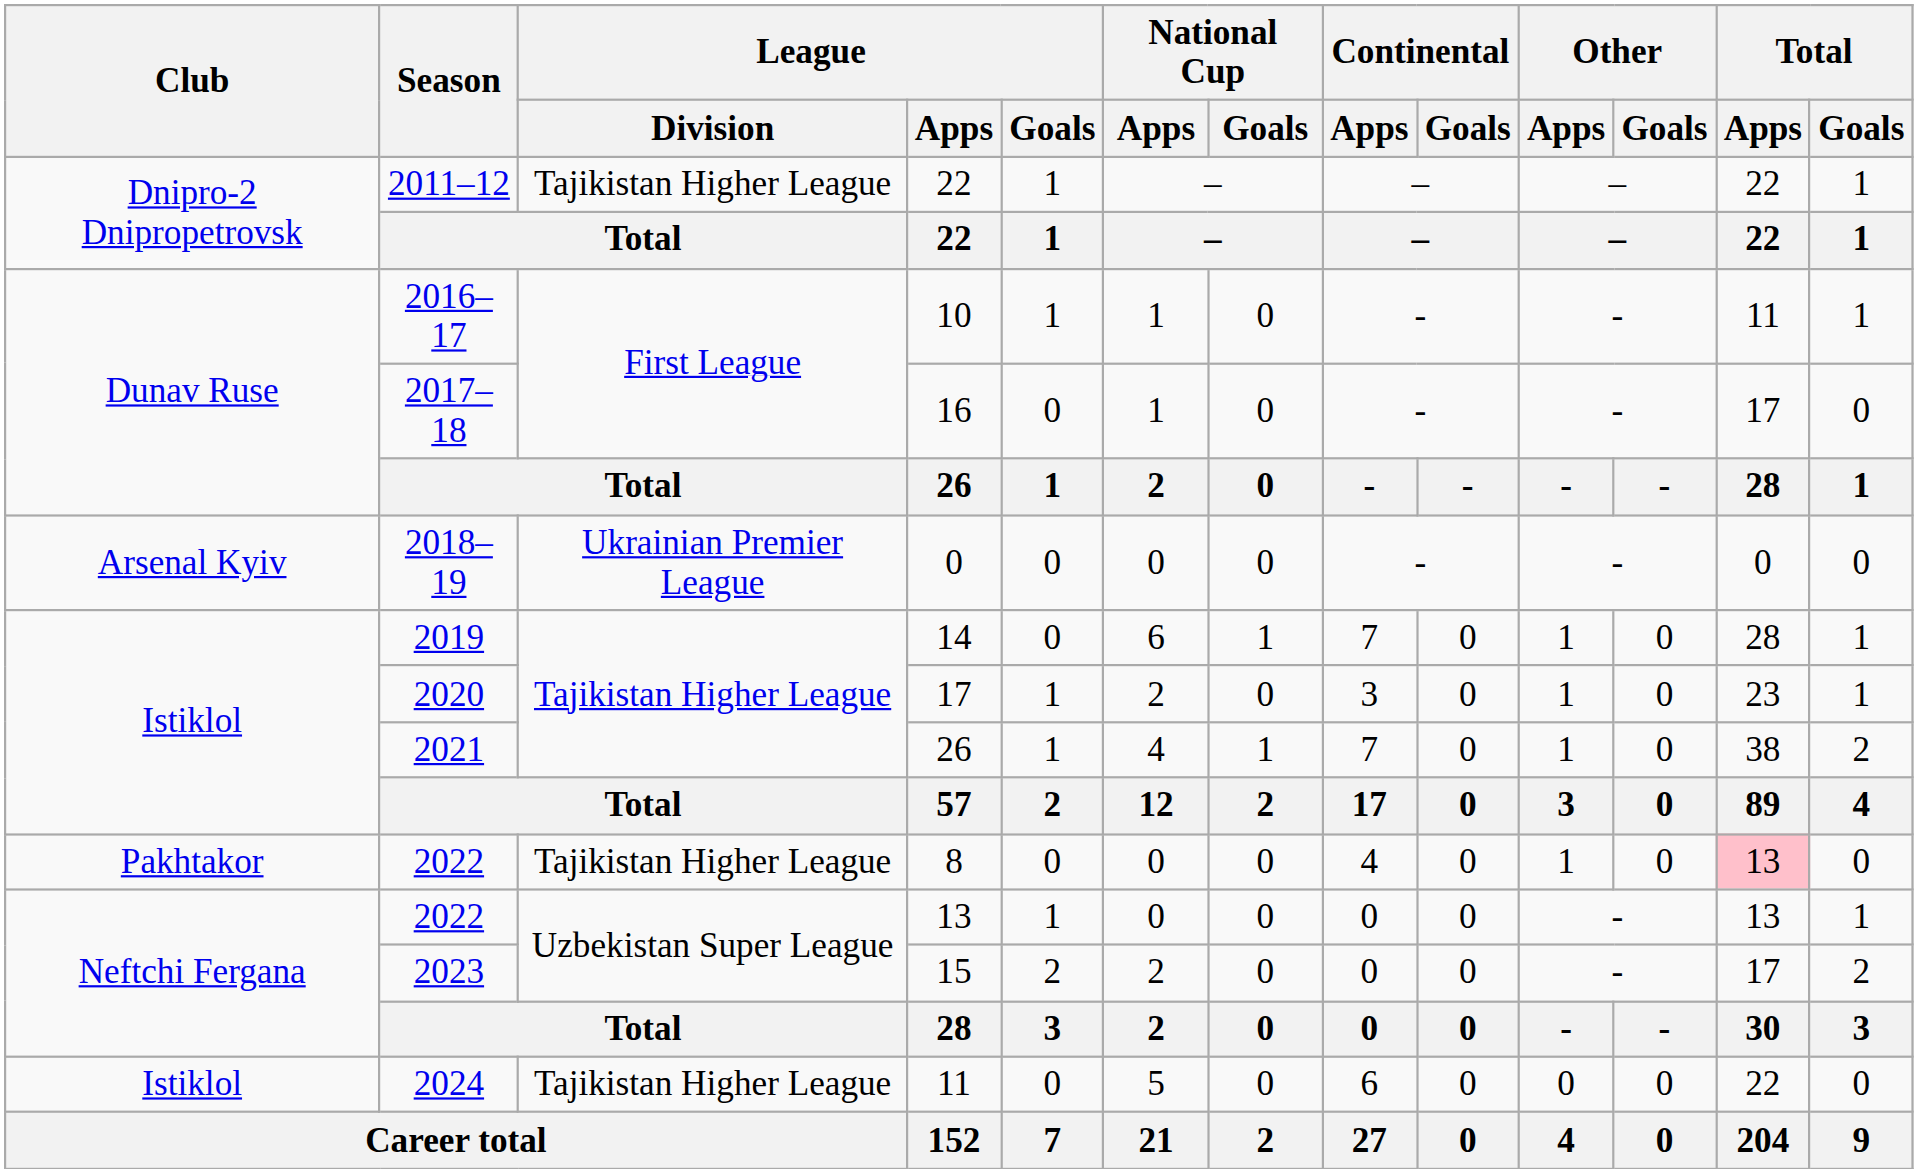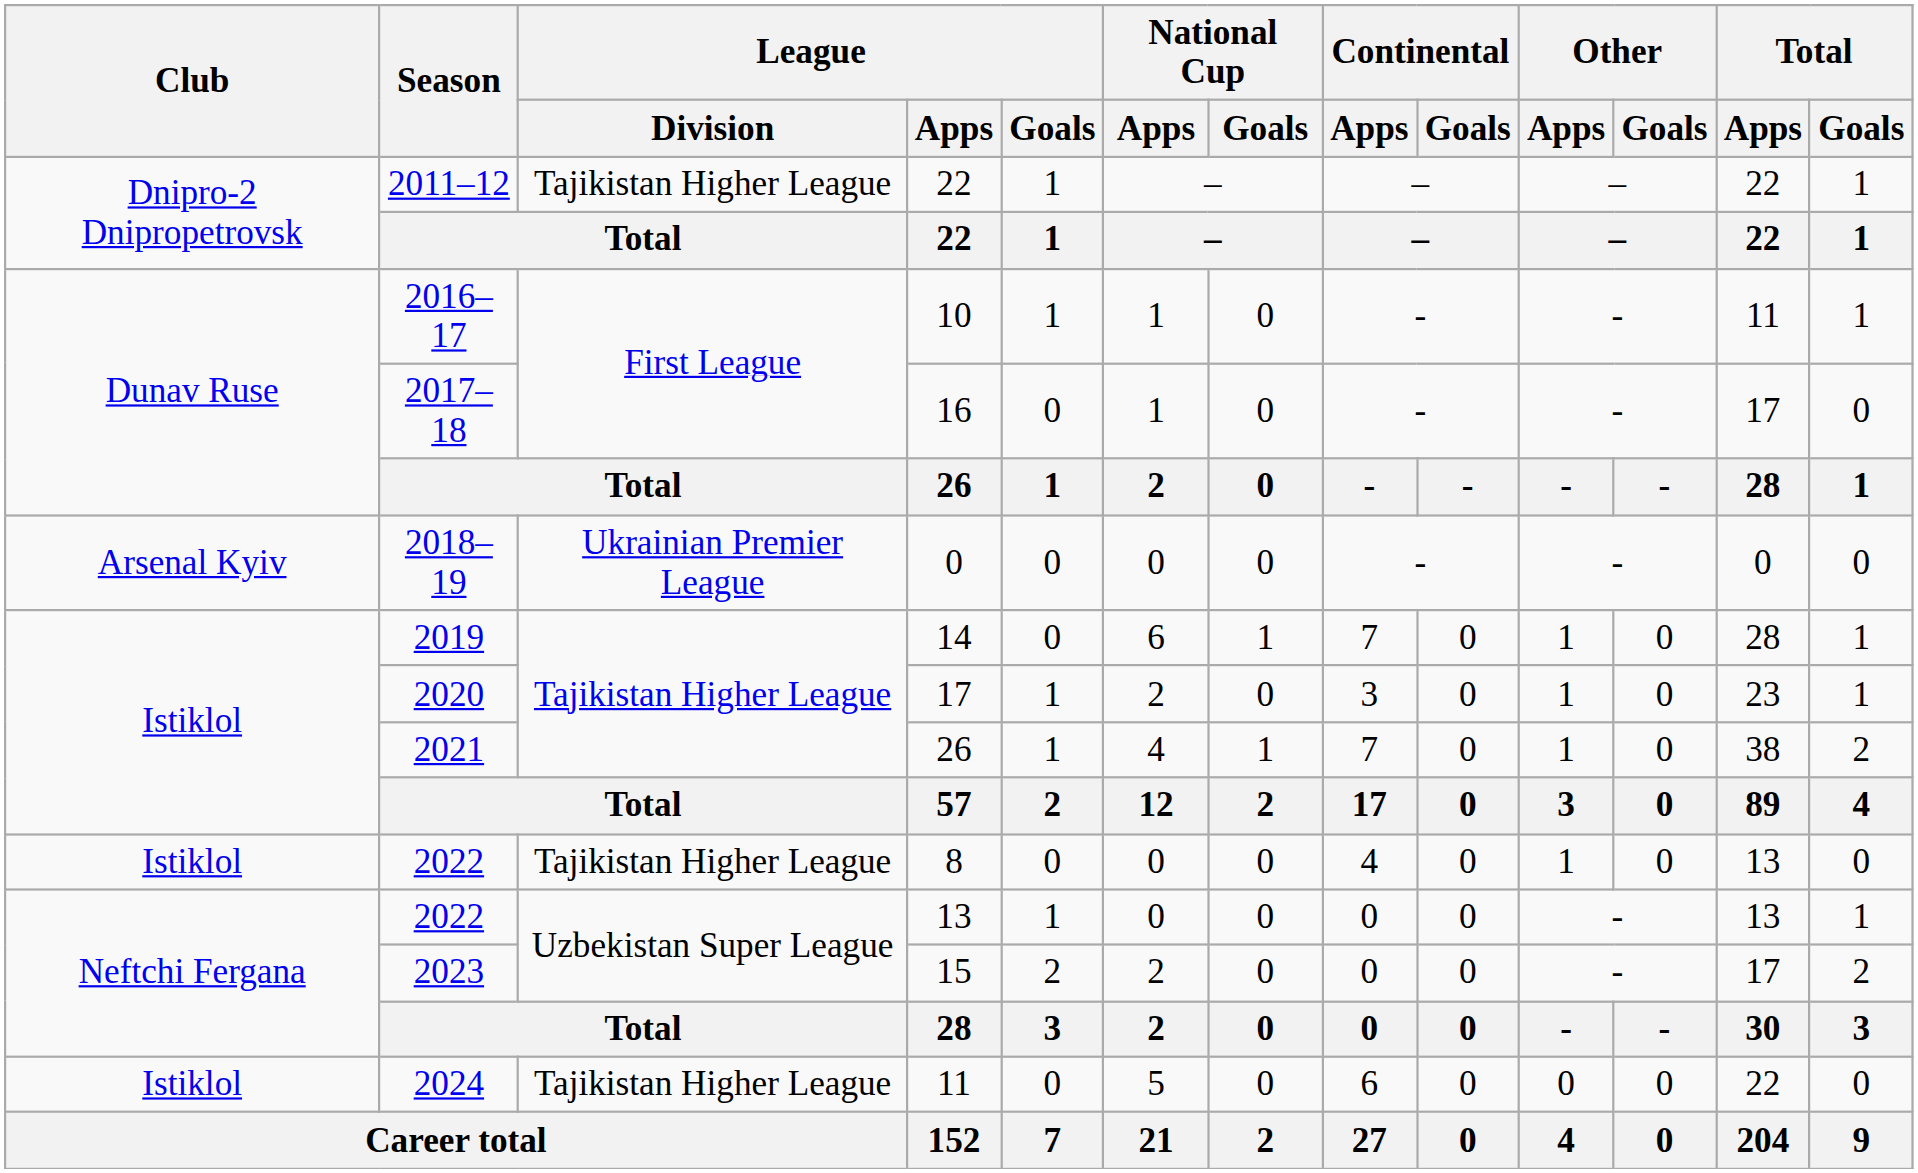(192, 860) Pakhtakor -> (192, 860) Istiklol
(1763, 860) pink background -> (1763, 860) no background
